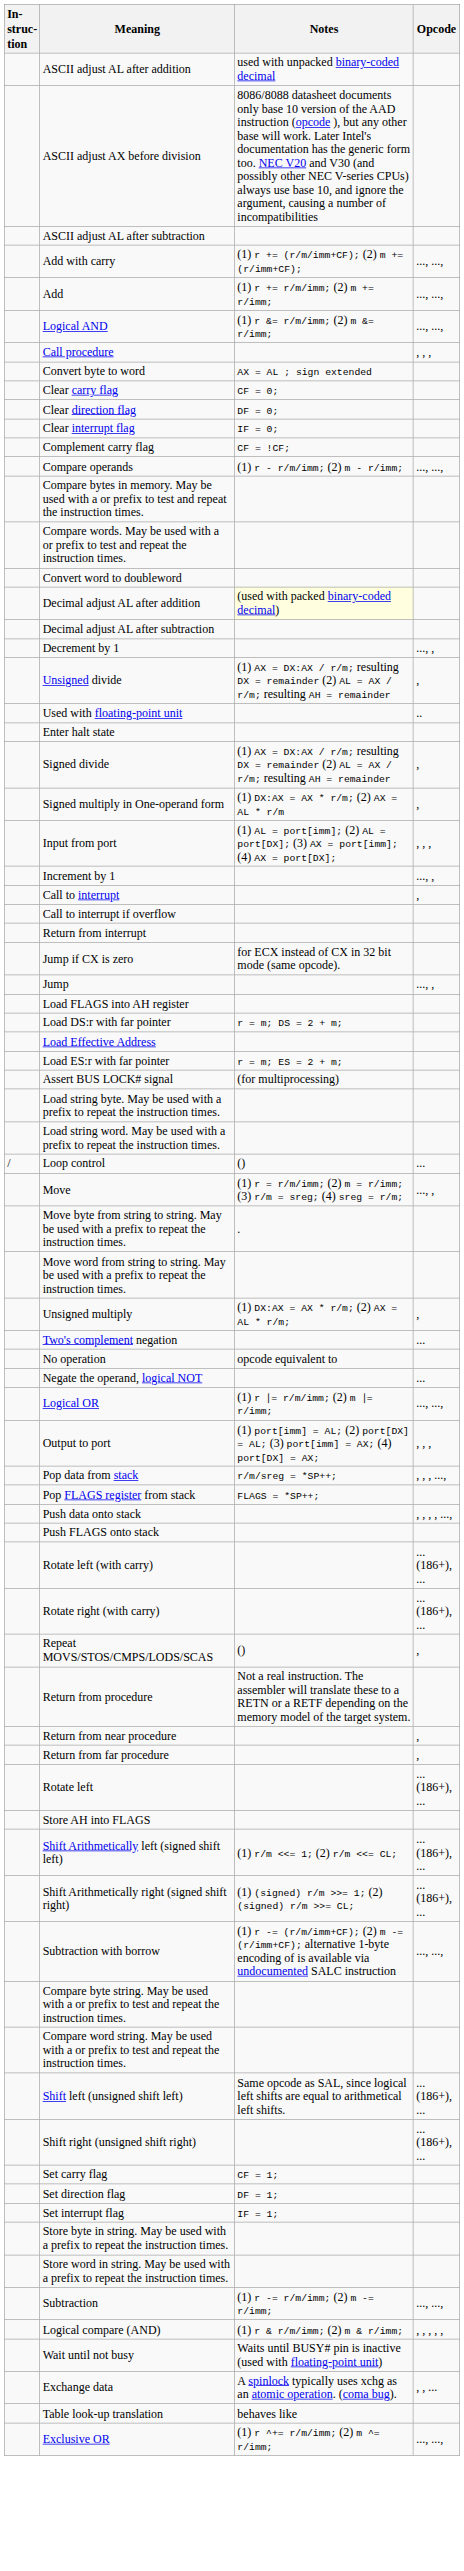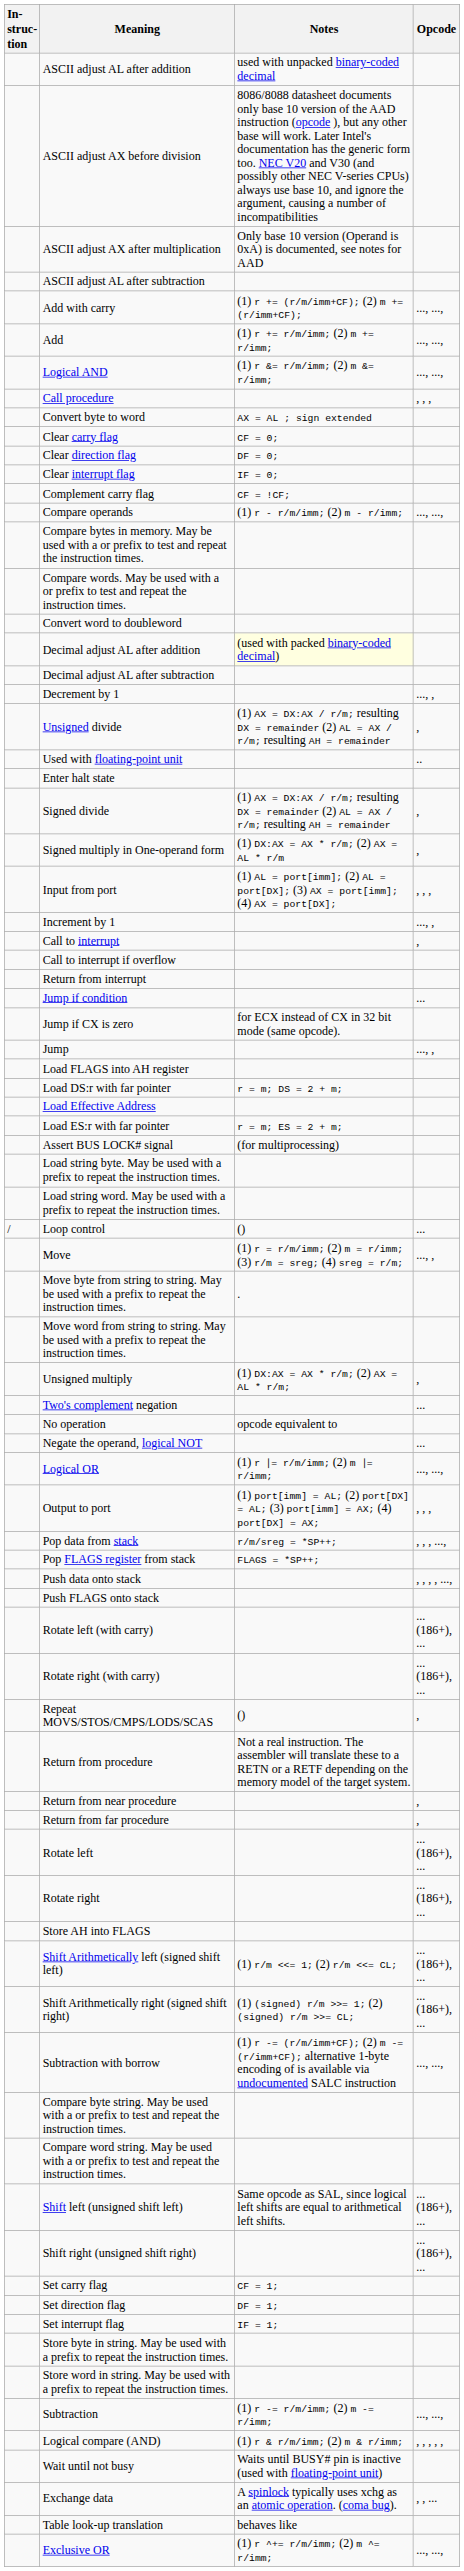+ row: (132, 249)
+ row: (85, 998)
+ row: (71, 1898)
